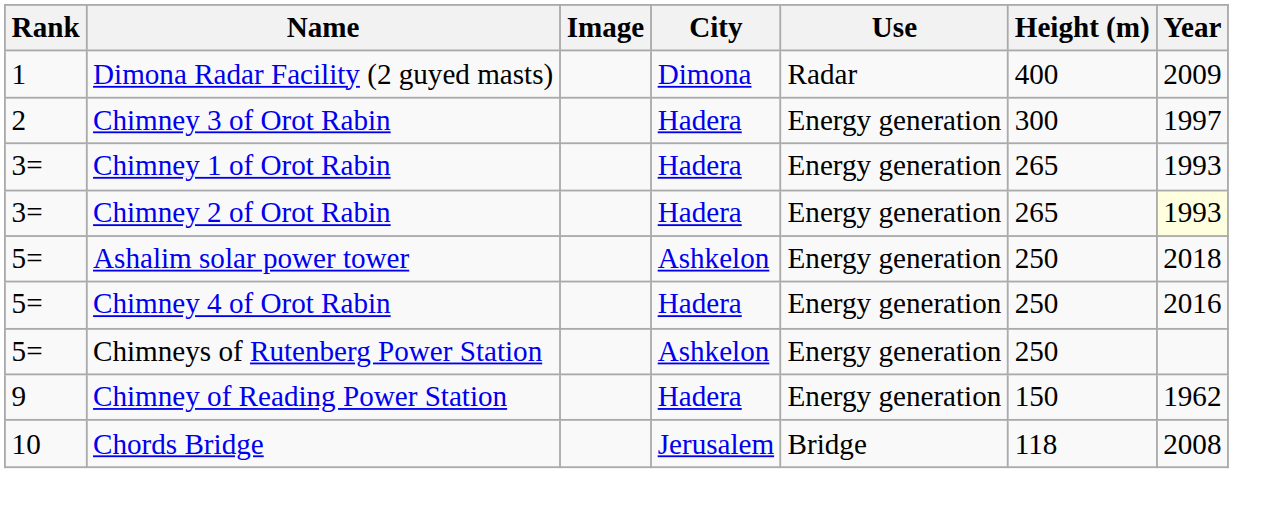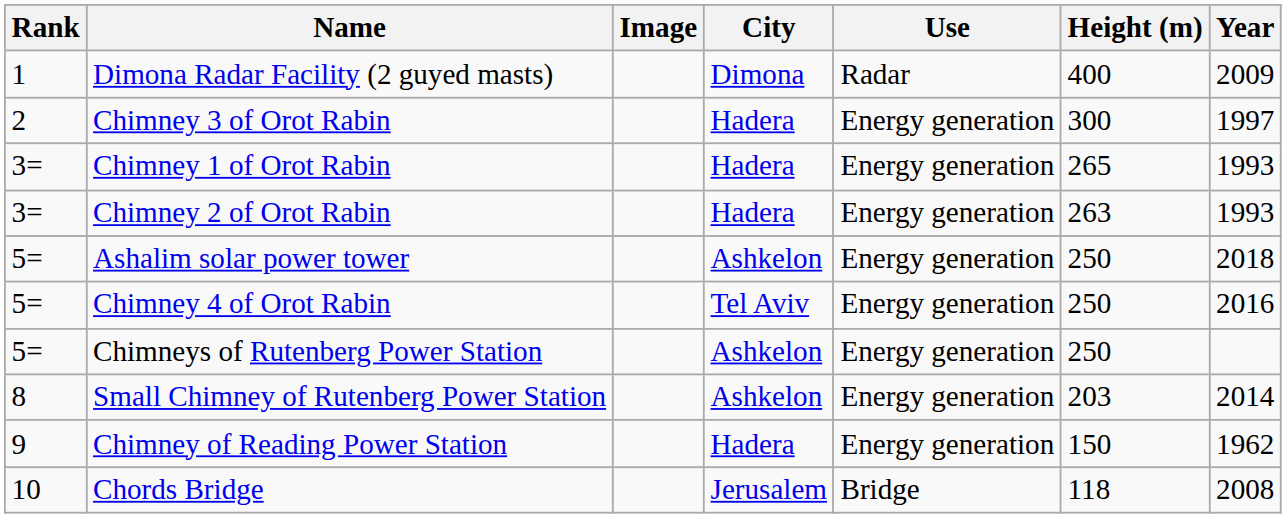(1037, 212) 265 -> (1089, 212) 263
(1192, 212) lightyellow background -> (1245, 212) no background
(700, 304) Hadera -> (760, 304) Tel Aviv
+ row: (350, 397)
